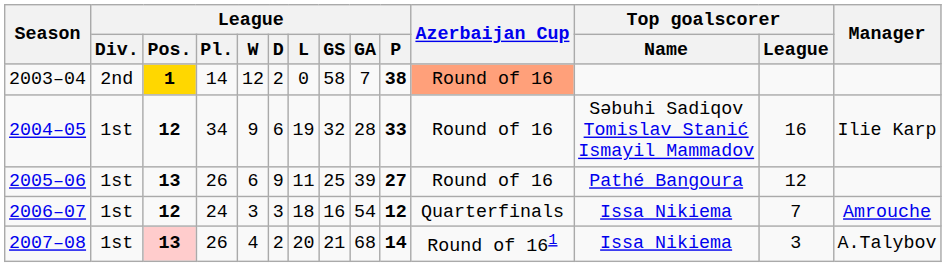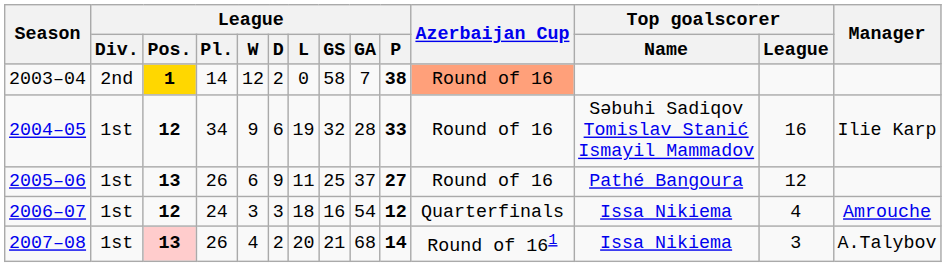(365, 181) 39 -> (365, 181) 37
(796, 211) 7 -> (796, 211) 4
